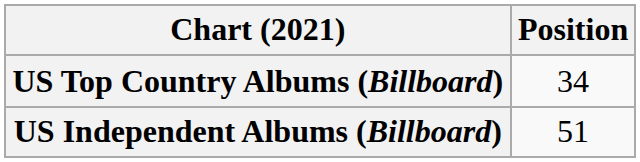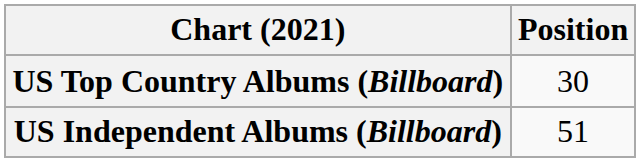(573, 80) 34 -> (573, 80) 30
